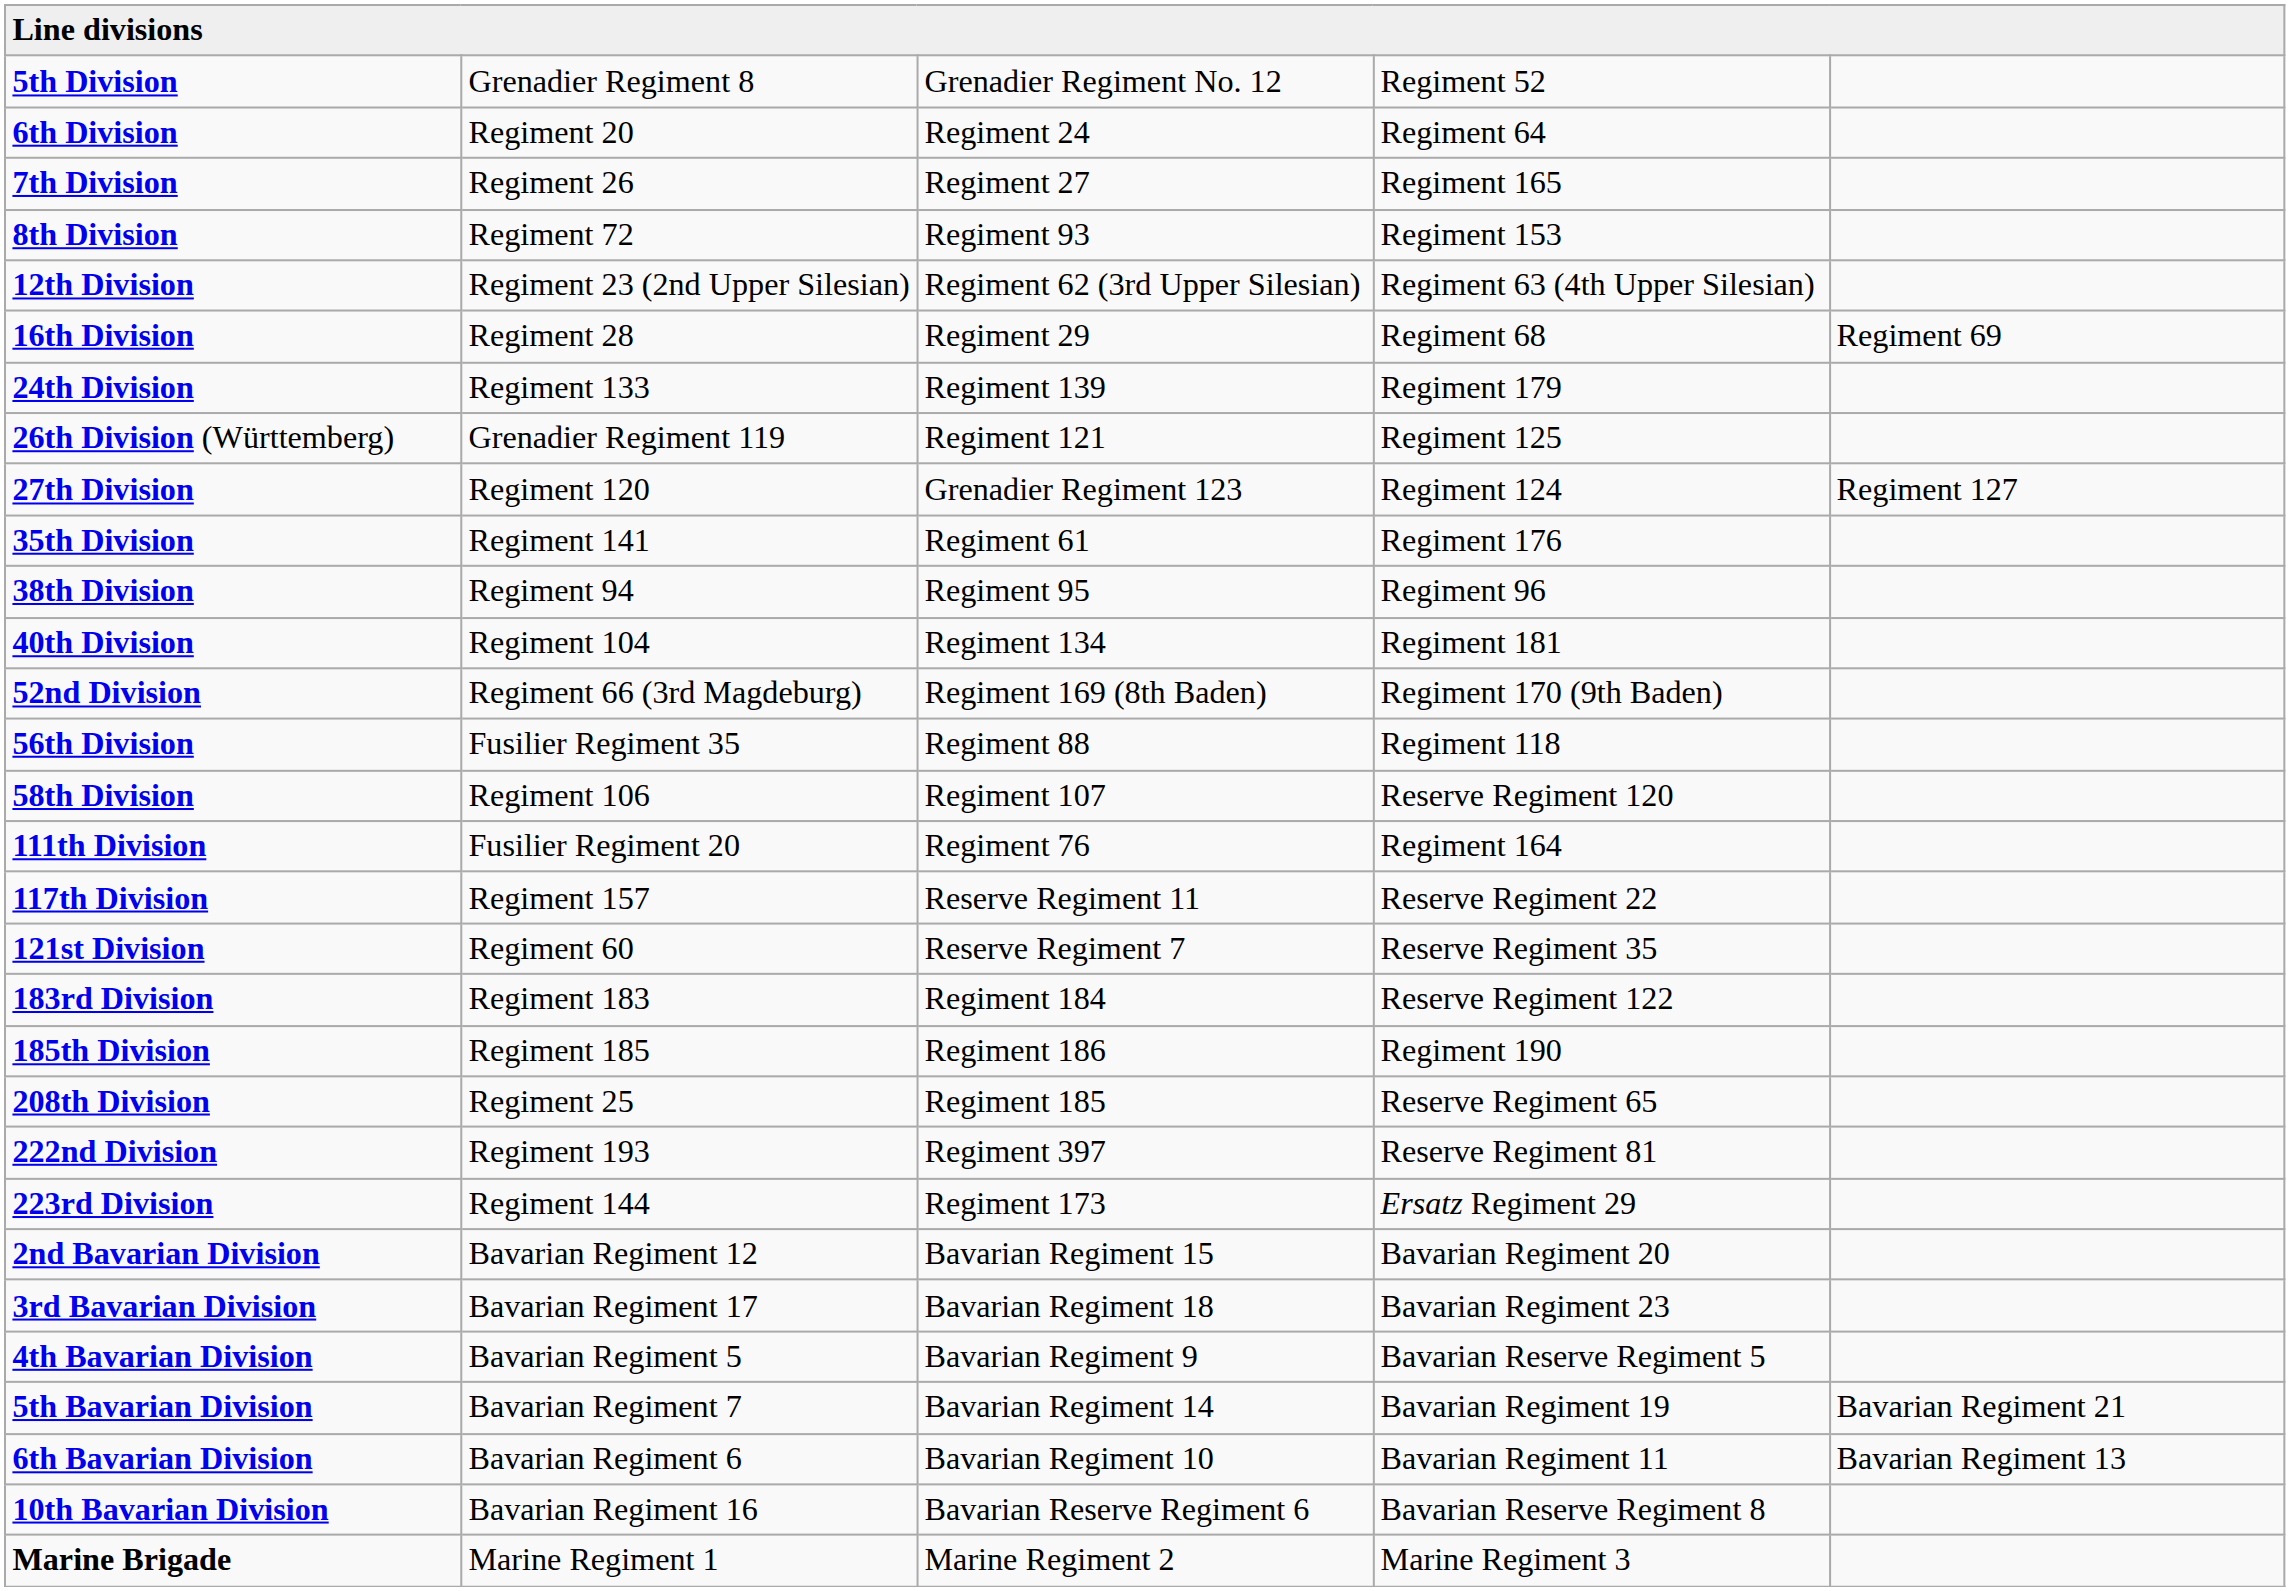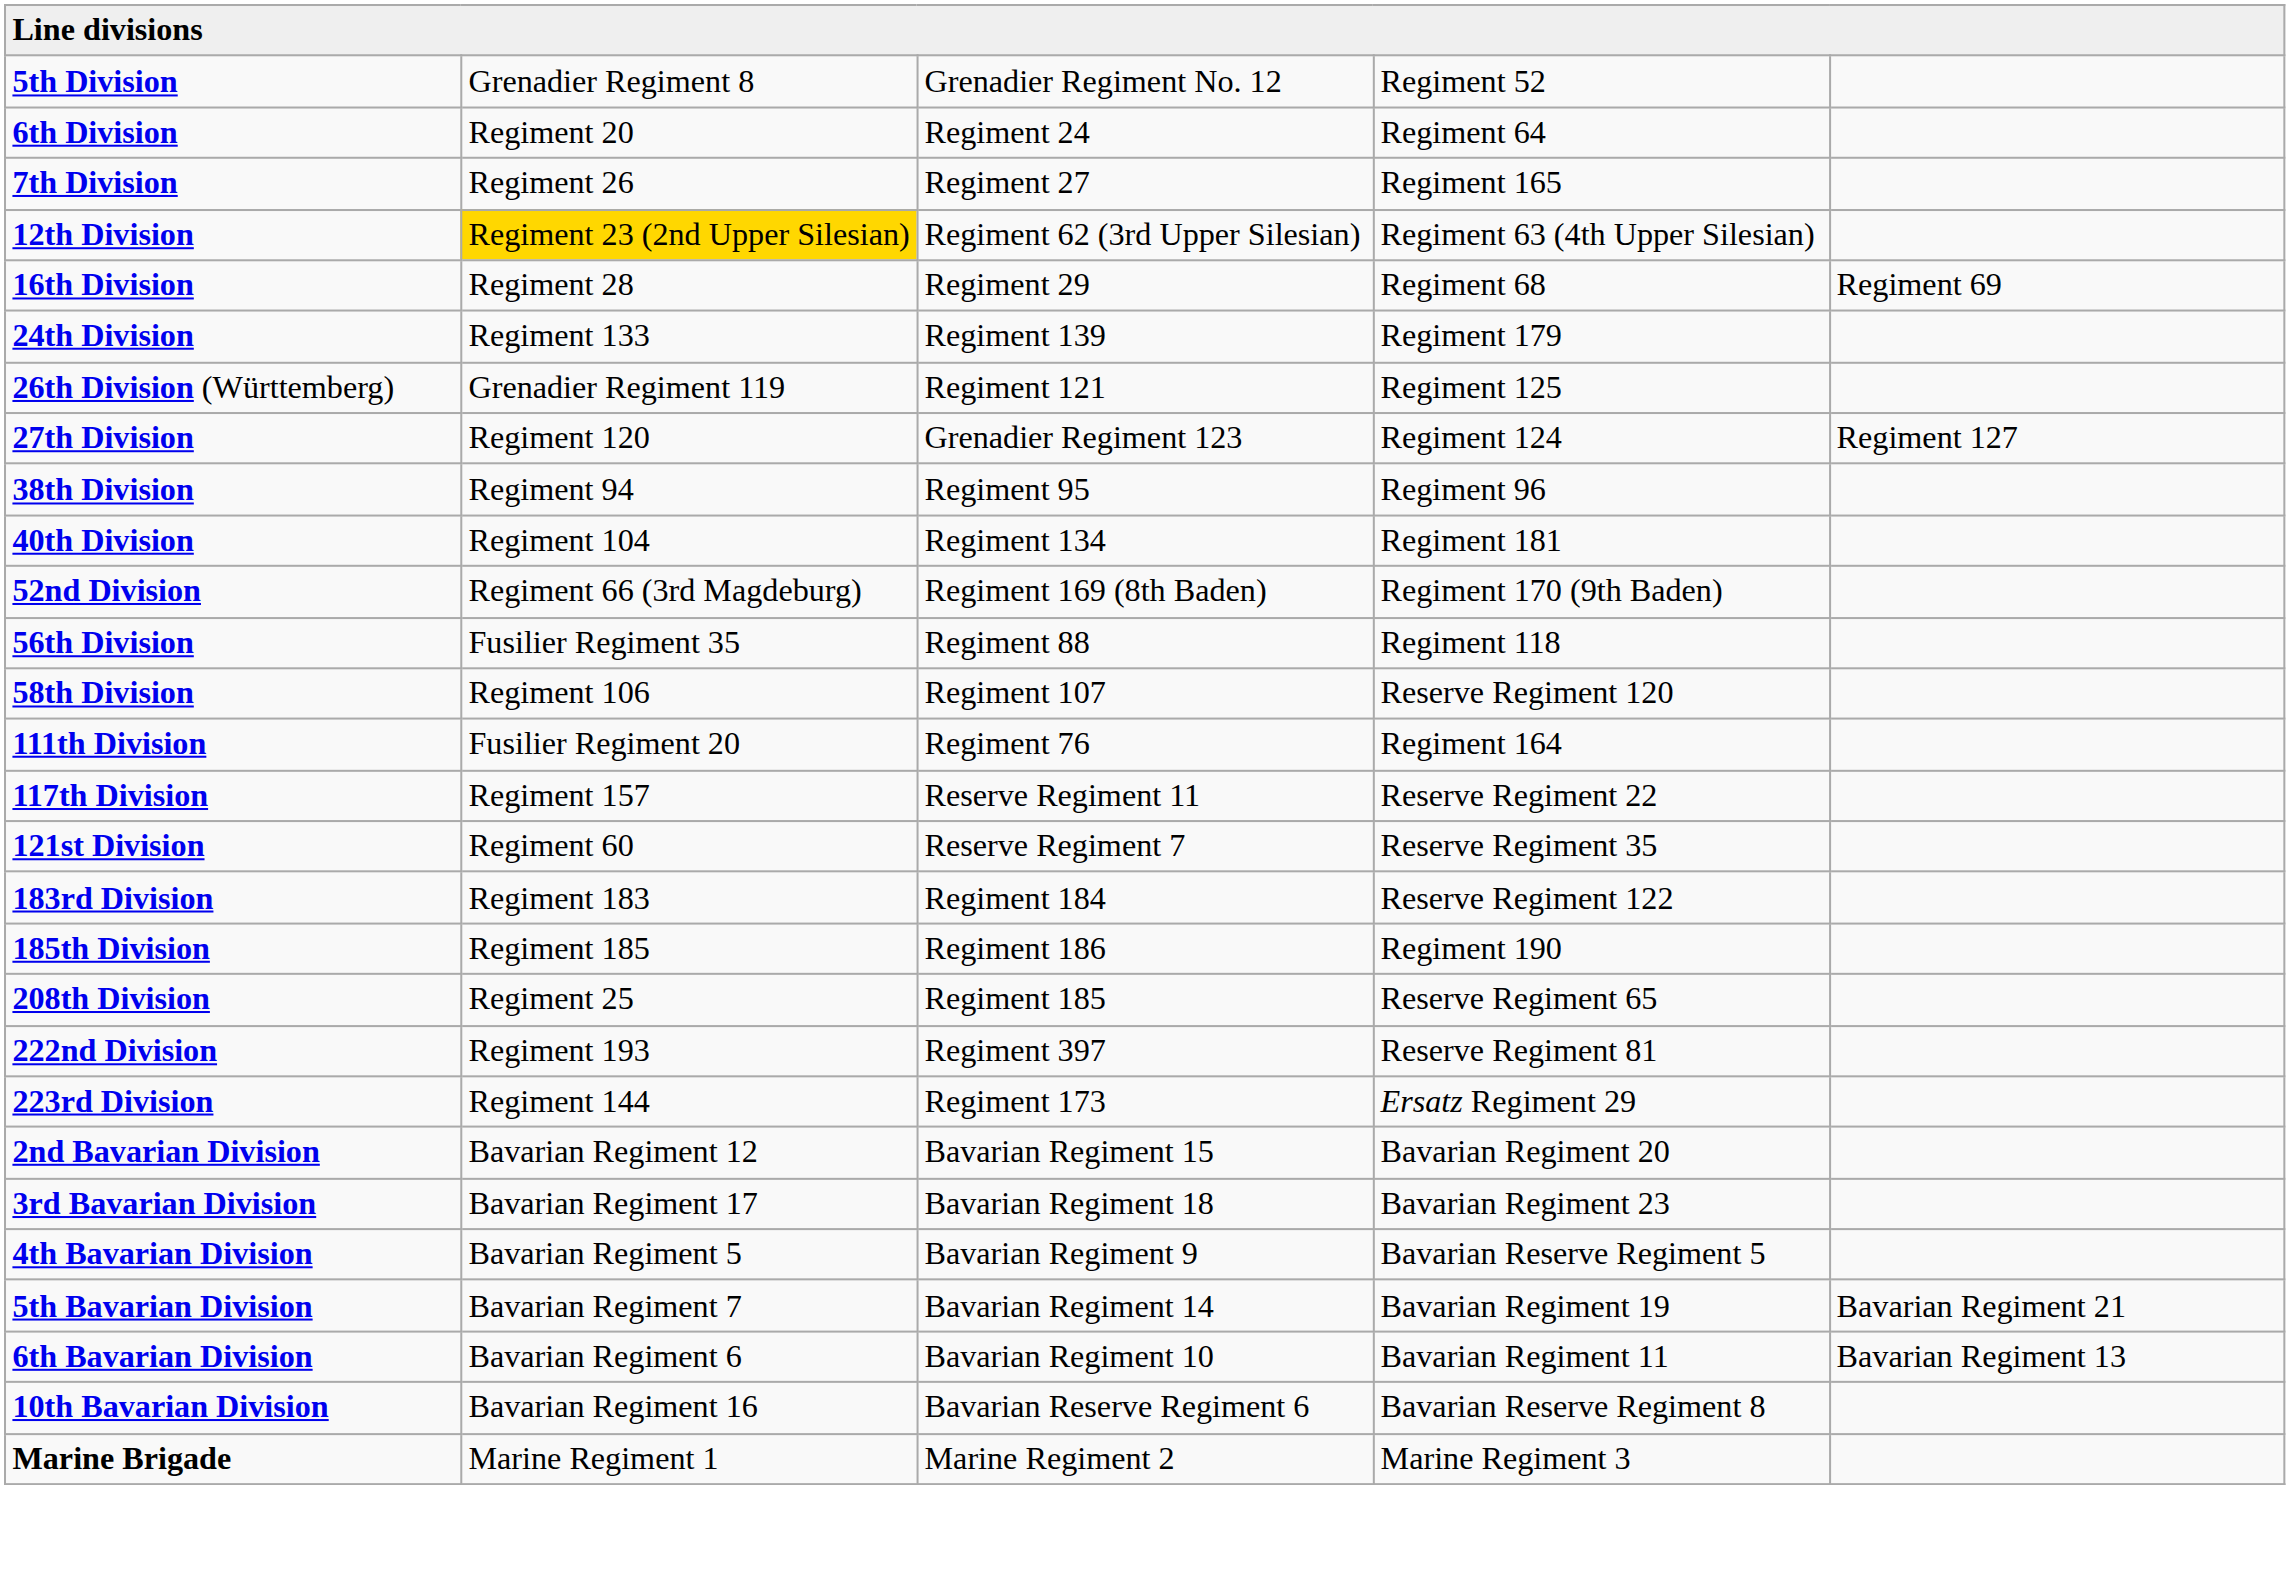- row: (95, 234)
(689, 285) no background -> (689, 234) gold background
- row: (103, 540)
